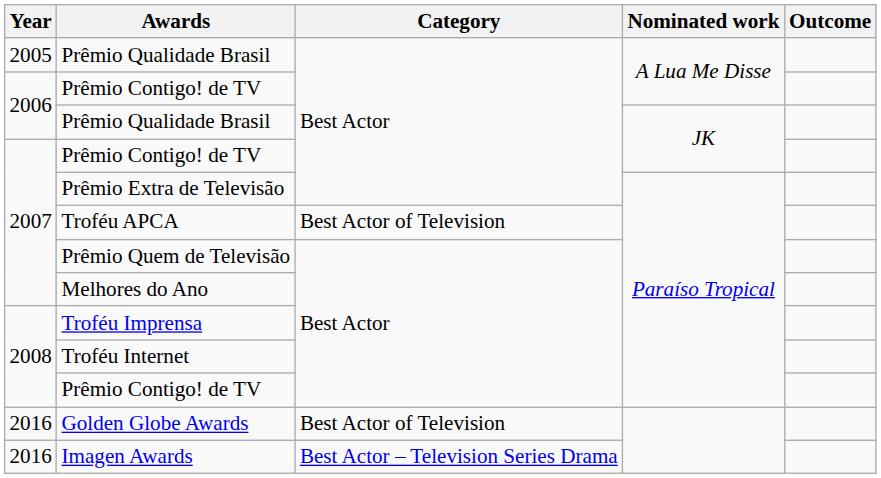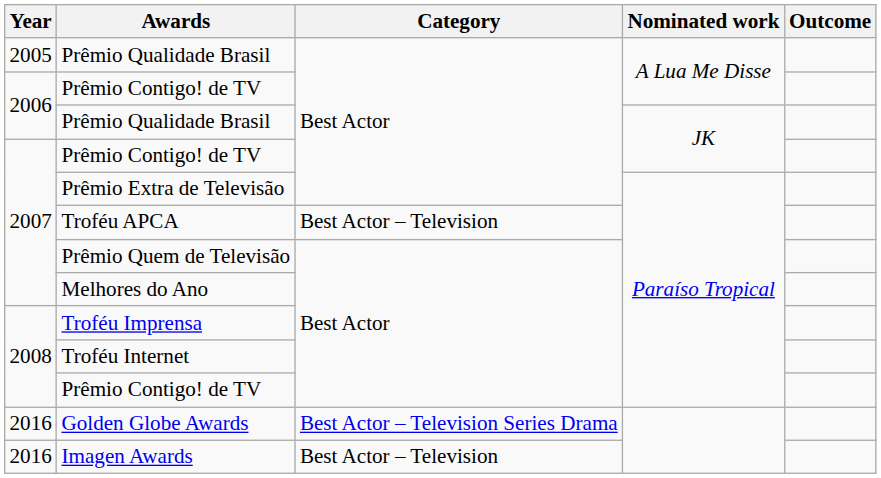(402, 222) Best Actor of Television -> (399, 222) Best Actor – Television
(402, 423) Best Actor of Television -> (459, 423) Best Actor – Television Series Drama
(459, 456) Best Actor – Television Series Drama -> (399, 456) Best Actor – Television
